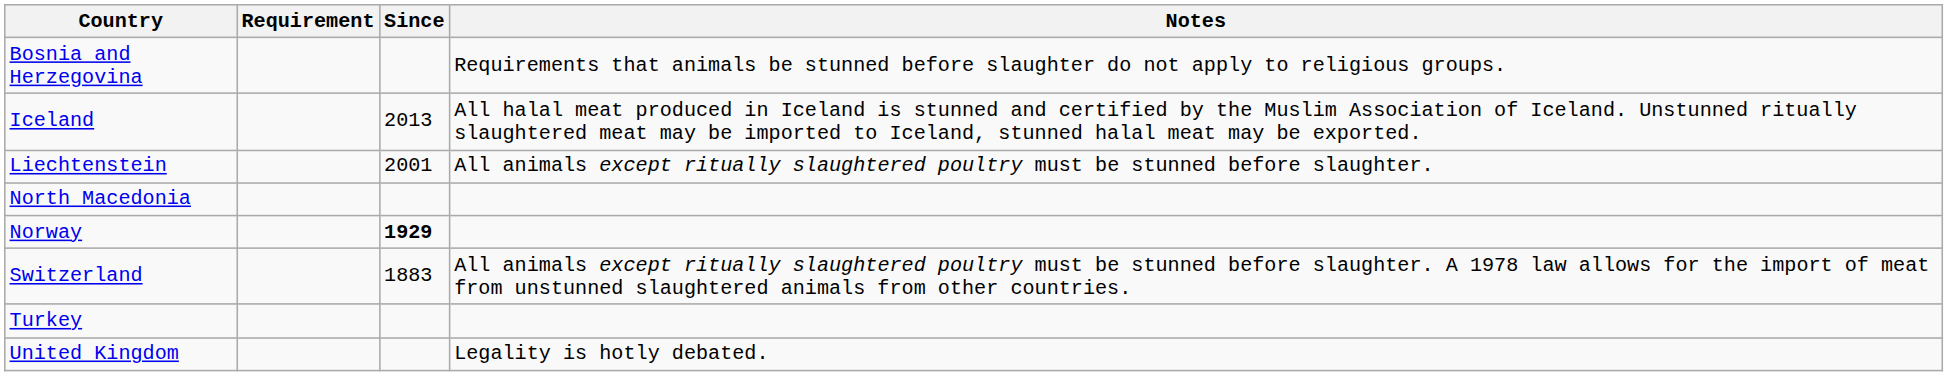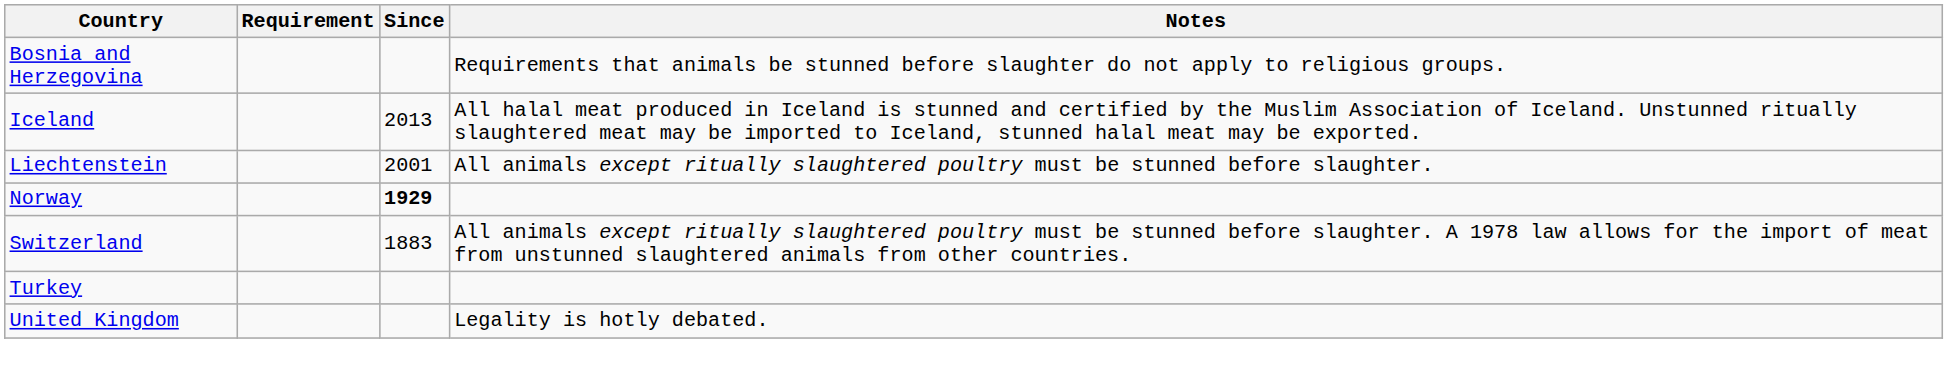- row: (100, 199)
